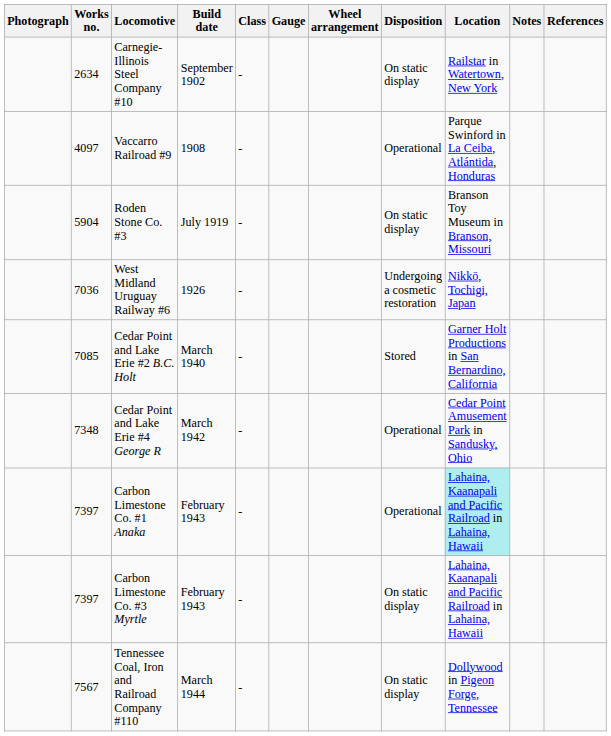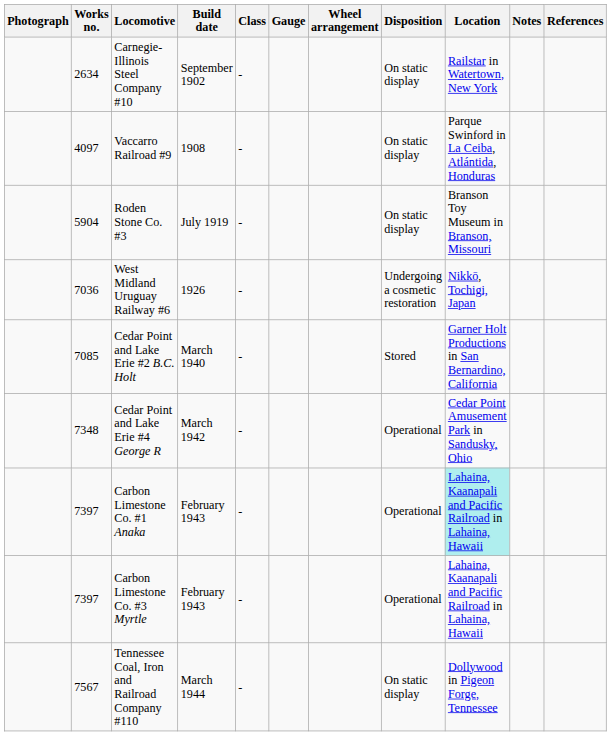(413, 148) Operational -> (406, 148) On static display
(406, 599) On static display -> (413, 599) Operational
